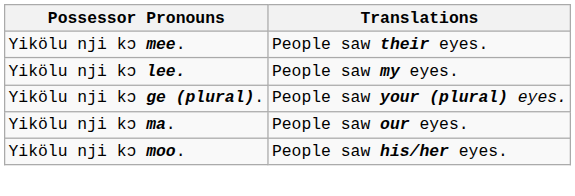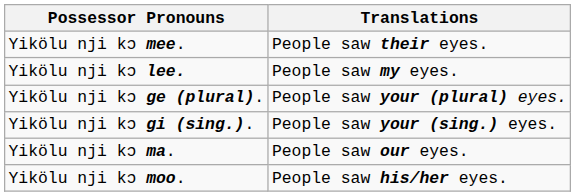+ row: (131, 125)
